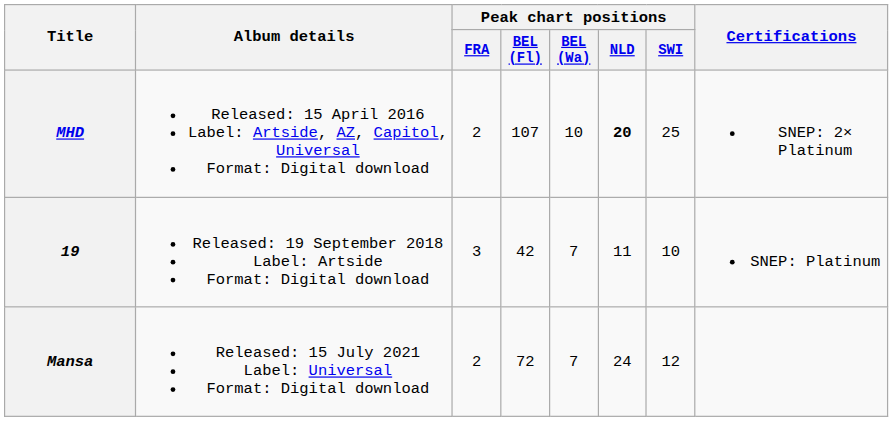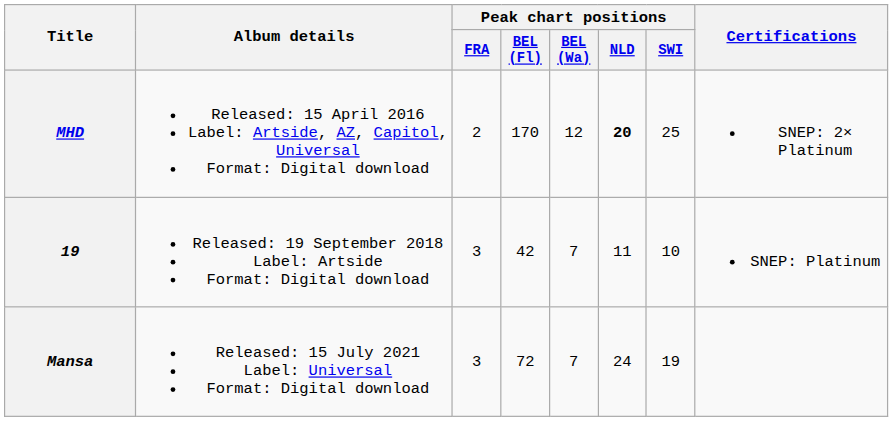(525, 134) 107 -> (525, 134) 170
(574, 134) 10 -> (574, 134) 12
(477, 362) 2 -> (477, 362) 3
(671, 362) 12 -> (671, 362) 19
